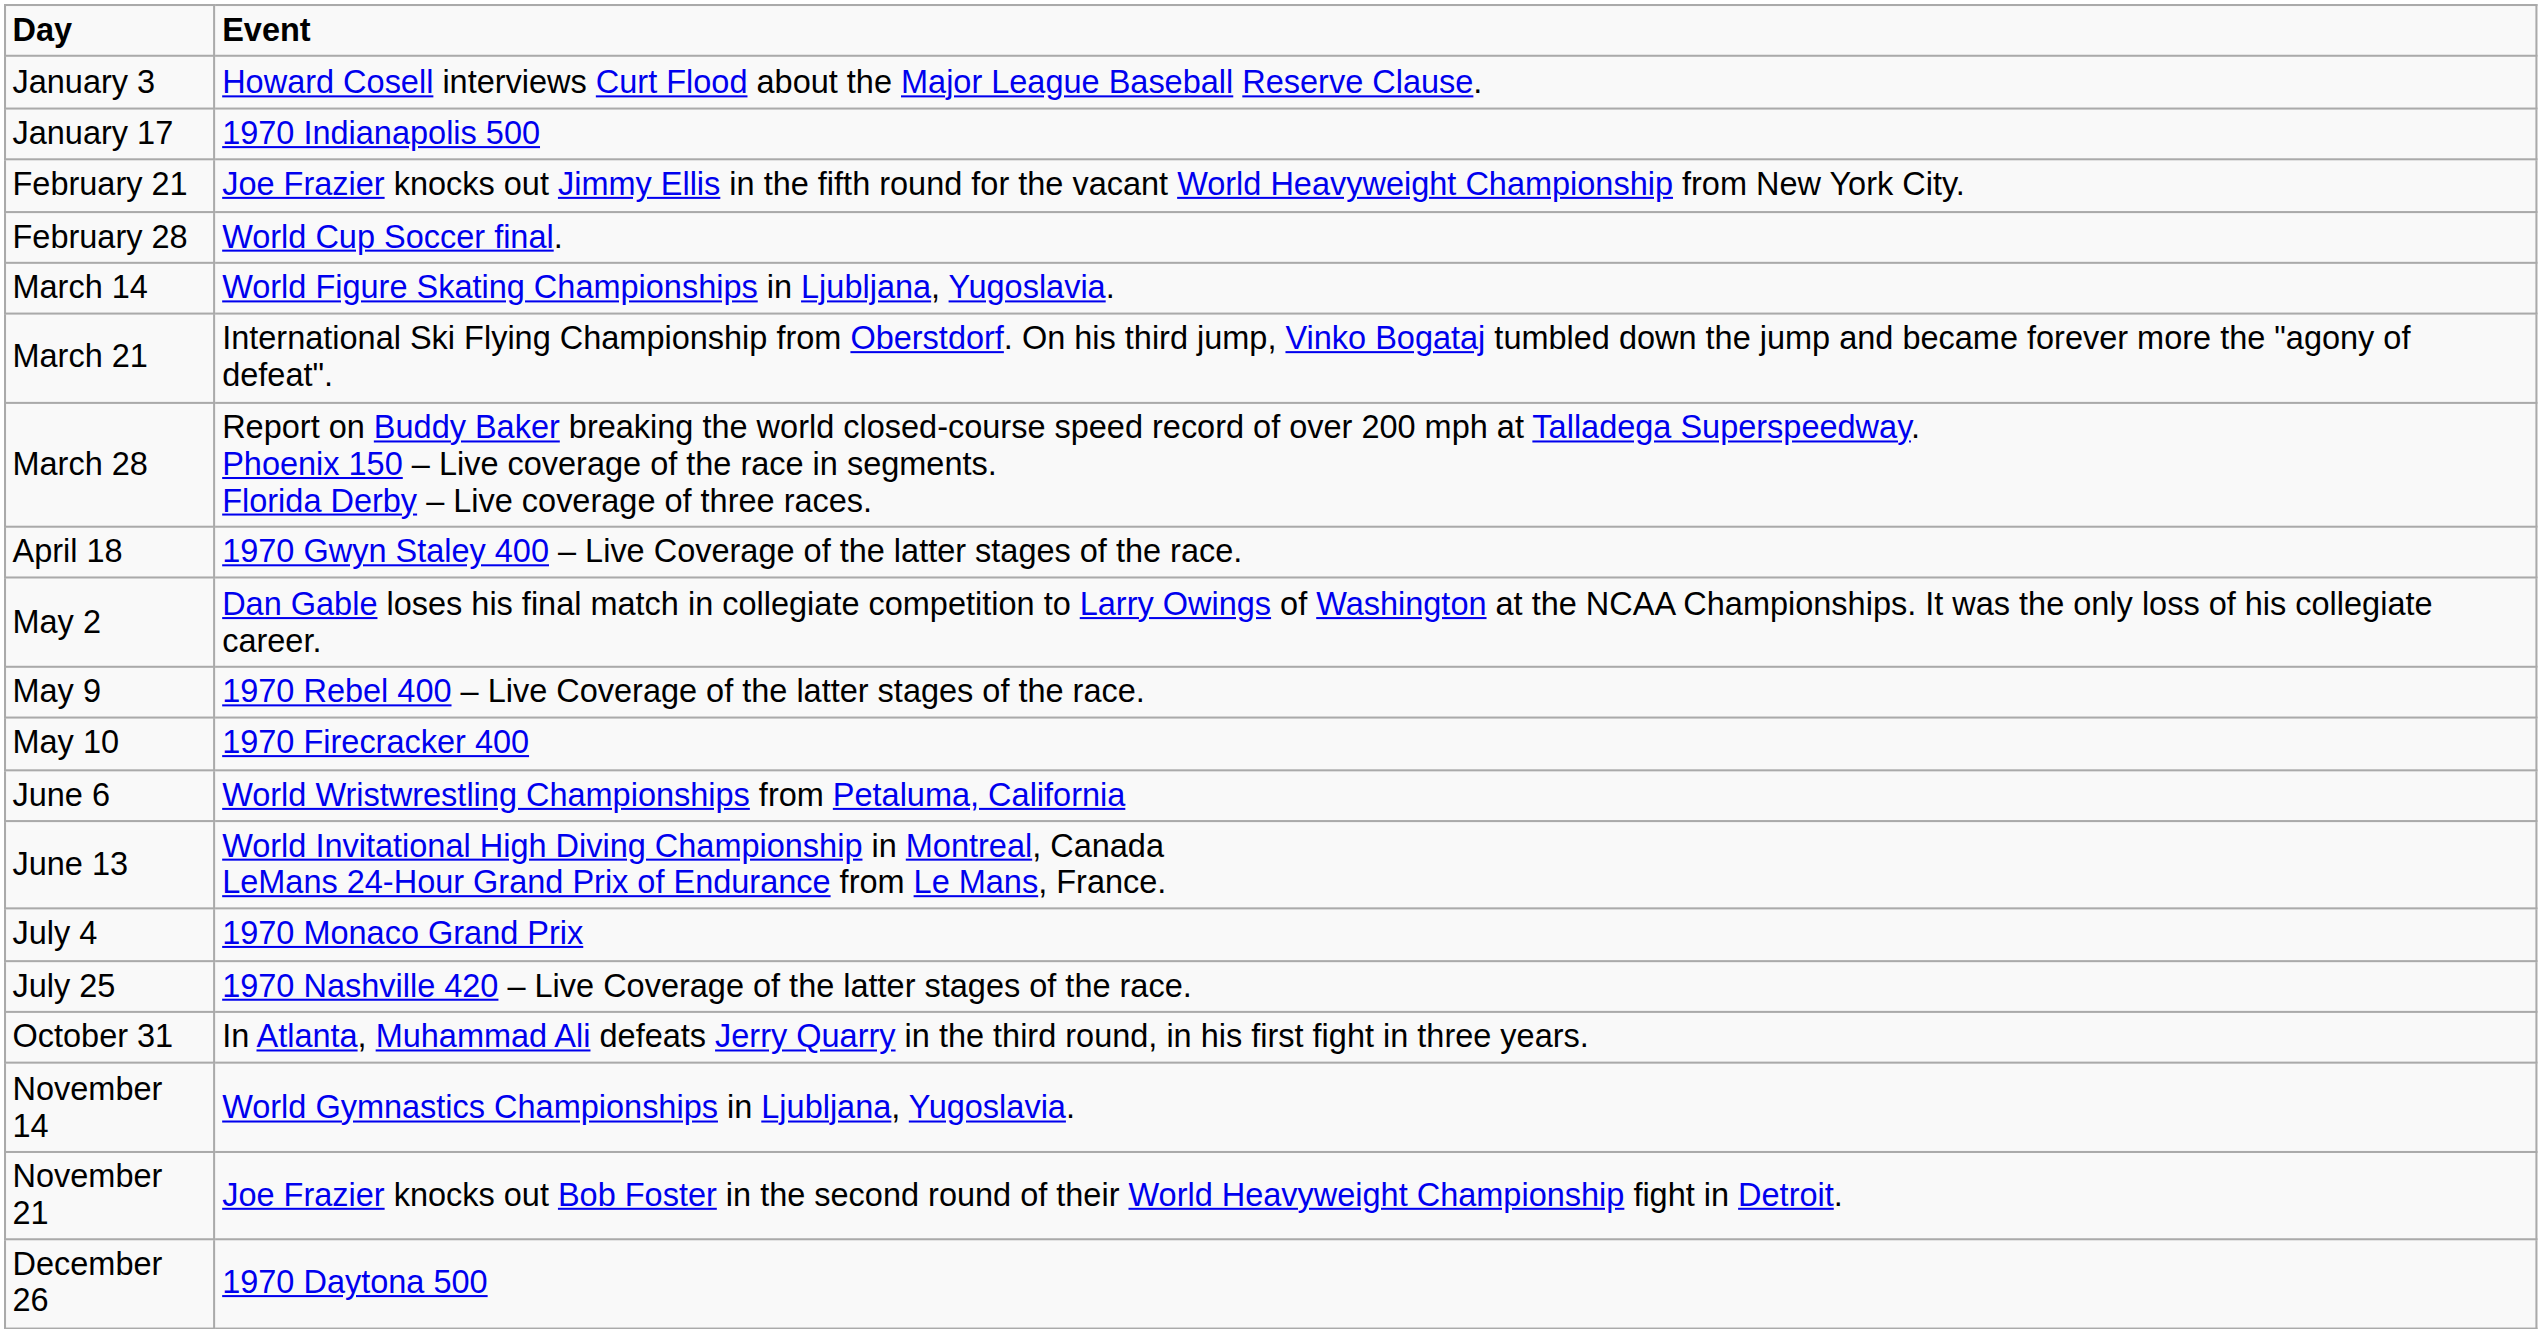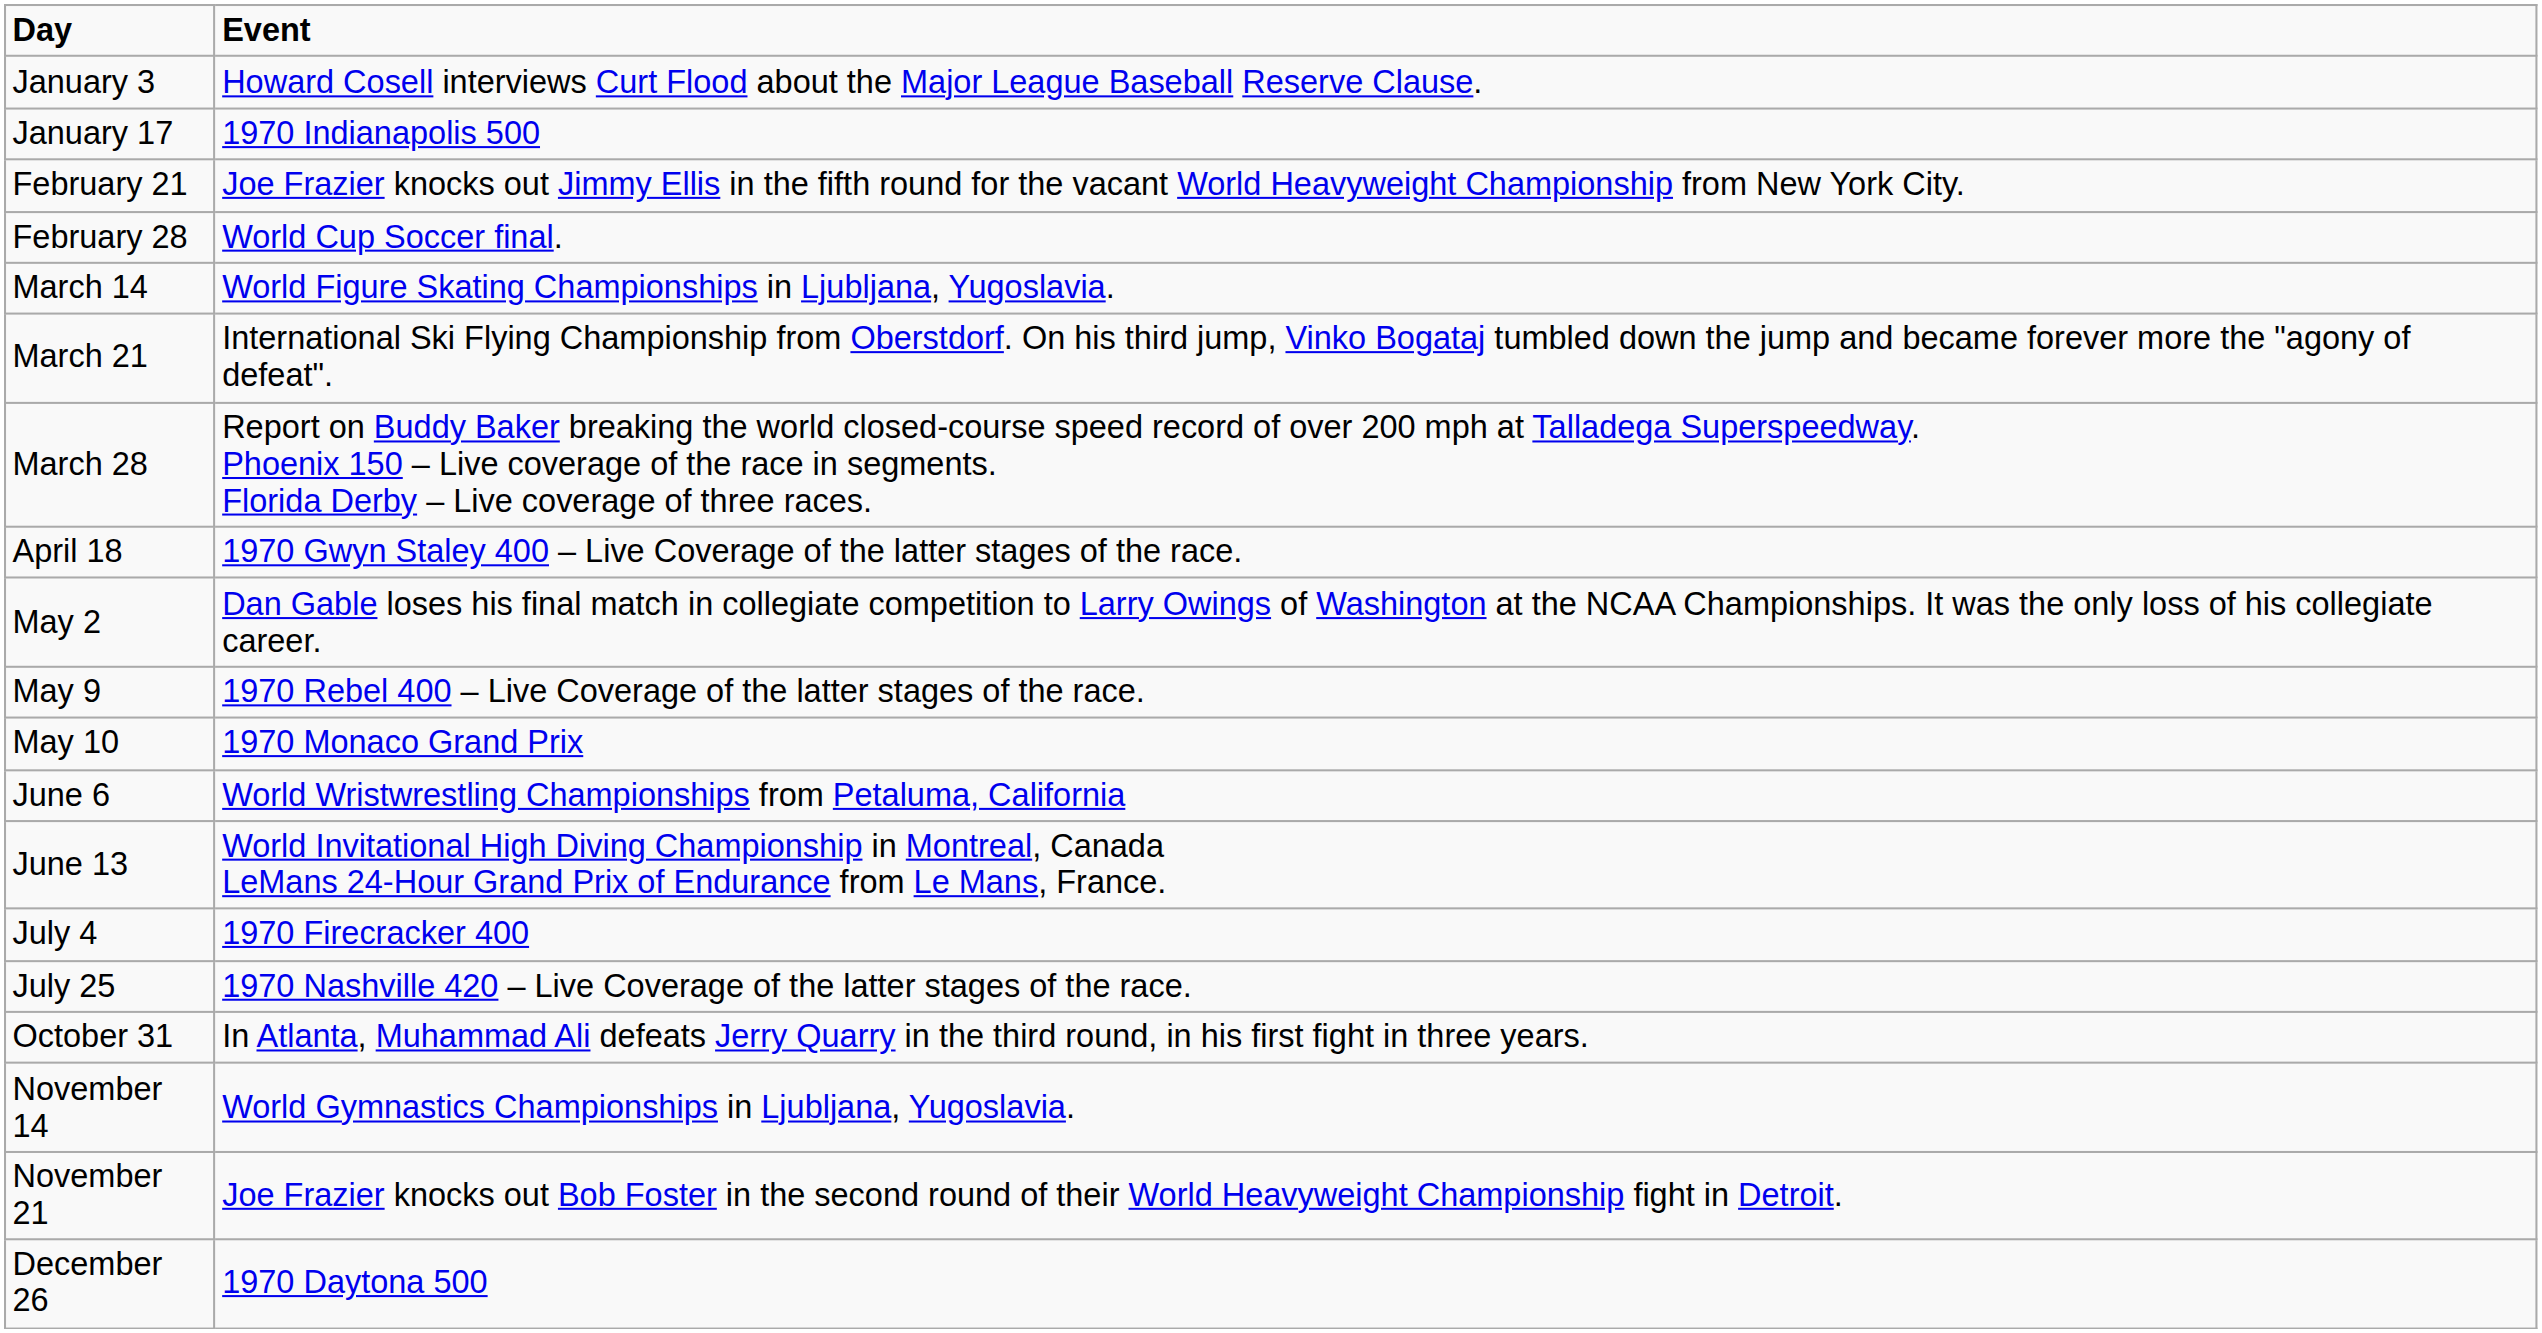(376, 743) 1970 Firecracker 400 -> (403, 743) 1970 Monaco Grand Prix
(403, 934) 1970 Monaco Grand Prix -> (376, 934) 1970 Firecracker 400
